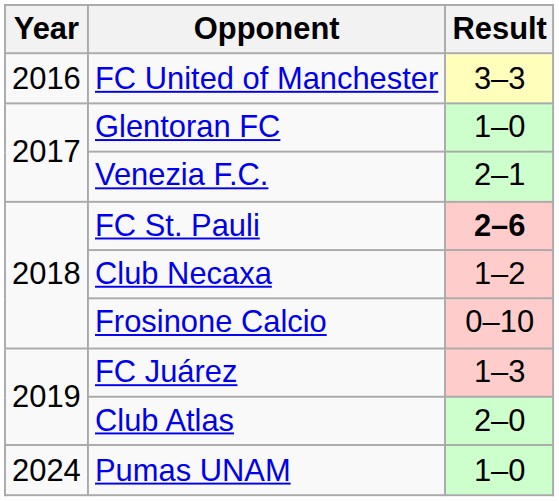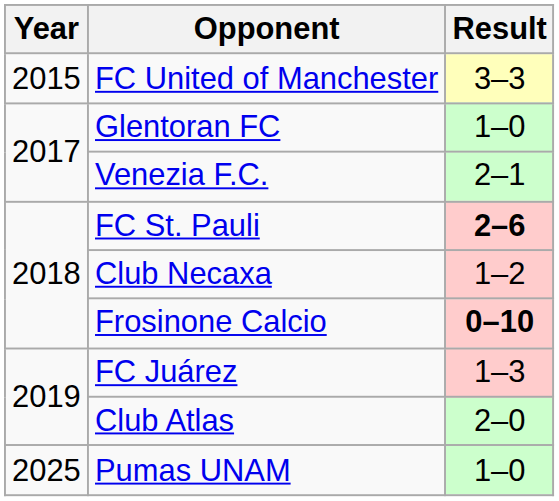(46, 77) 2016 -> (46, 77) 2015
(500, 322) normal -> (500, 322) bold
(46, 469) 2024 -> (46, 469) 2025
